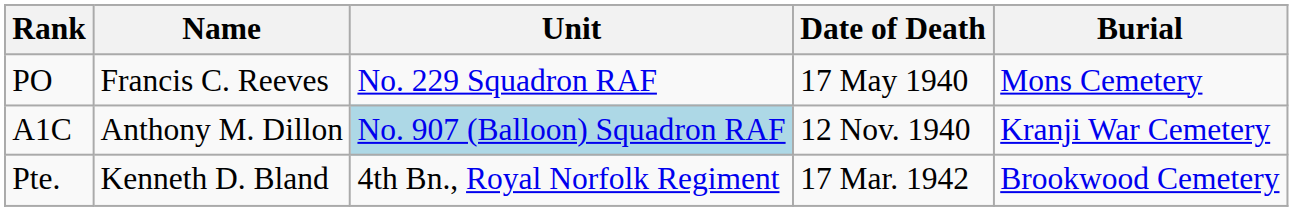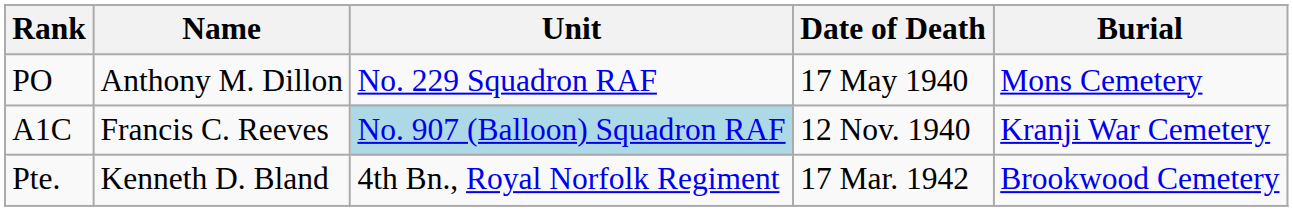(215, 79) Francis C. Reeves -> (222, 79) Anthony M. Dillon
(222, 129) Anthony M. Dillon -> (215, 129) Francis C. Reeves
